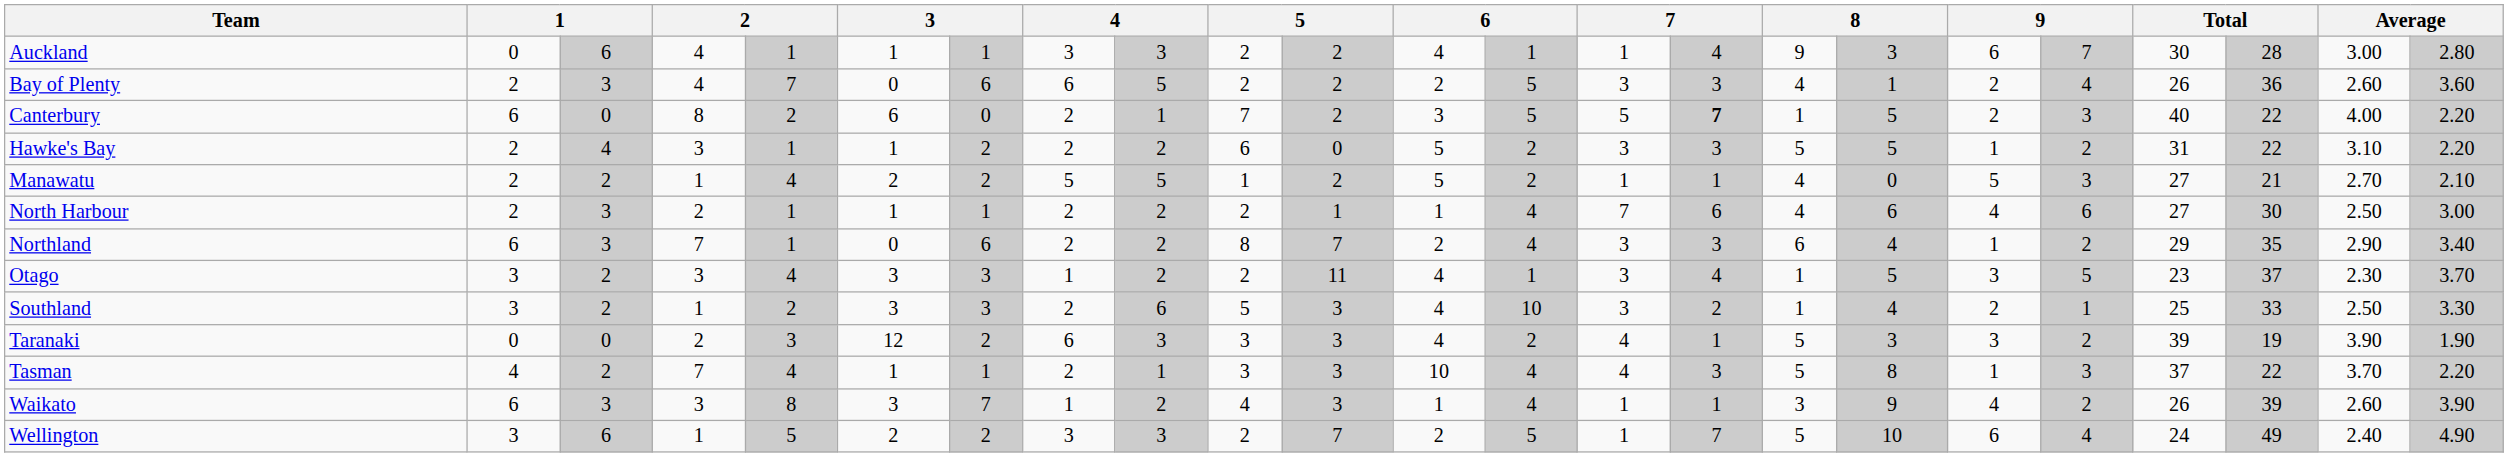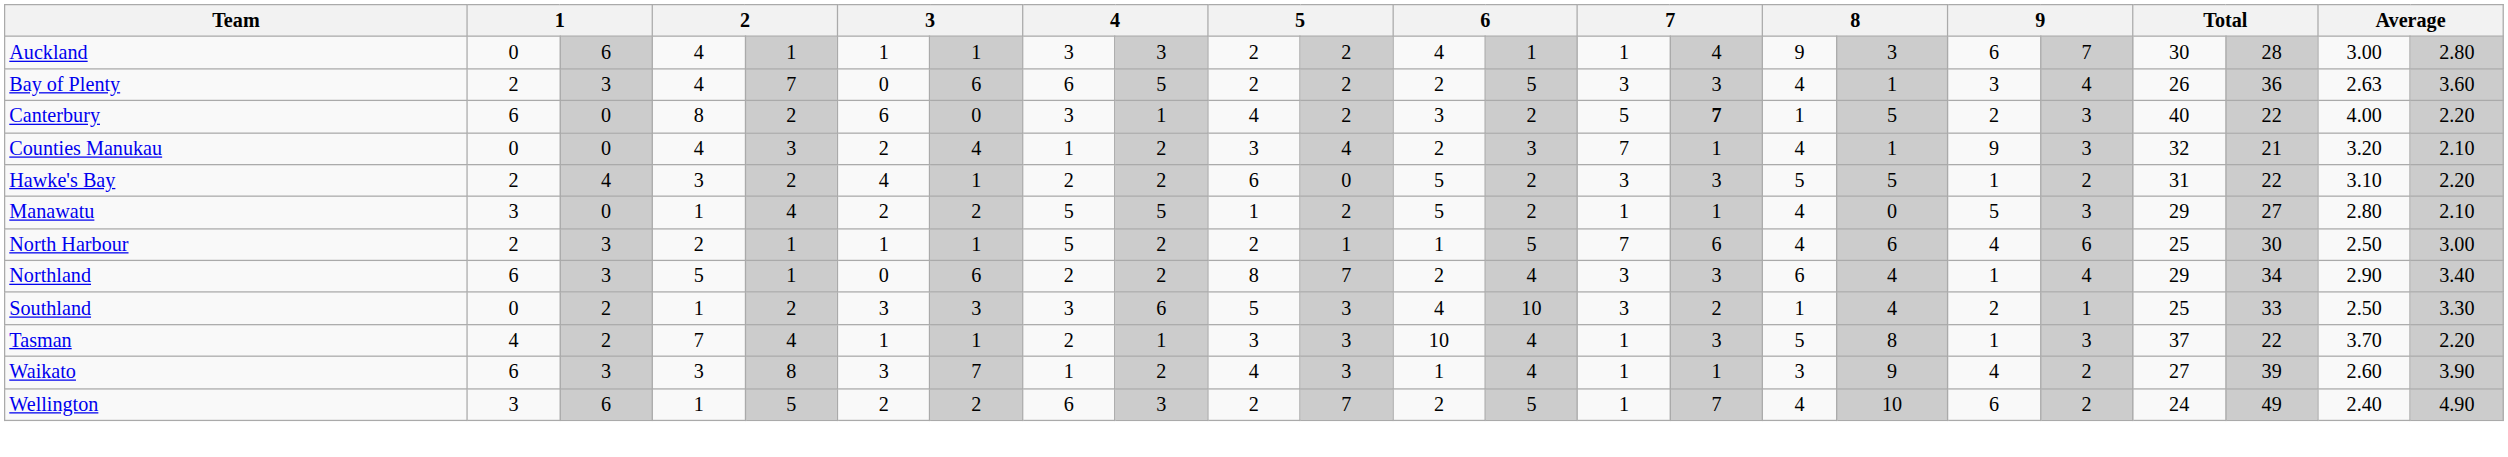(1994, 84) 2 -> (1994, 84) 3
(2364, 84) 2.60 -> (2364, 84) 2.63
(1069, 116) 2 -> (1069, 116) 3
(1245, 116) 7 -> (1254, 116) 4
(1531, 116) 5 -> (1531, 116) 2
+ row: (86, 148)
(791, 148) 1 -> (791, 180) 2
(893, 148) 1 -> (884, 180) 4
(986, 148) 2 -> (976, 180) 1
(514, 180) 2 -> (514, 212) 3
(606, 180) 2 -> (606, 212) 0
(2179, 180) 27 -> (2179, 212) 29
(2272, 180) 21 -> (2272, 212) 27
(2364, 180) 2.70 -> (2364, 212) 2.80
(1069, 212) 2 -> (1069, 244) 5
(1531, 212) 4 -> (1531, 244) 5
(2179, 212) 27 -> (2179, 244) 25
(699, 244) 7 -> (699, 276) 5
(2087, 244) 2 -> (2087, 276) 4
(2272, 244) 35 -> (2272, 276) 34
- row: (34, 276)
(514, 308) 3 -> (514, 308) 0
(1069, 308) 2 -> (1069, 308) 3
- row: (44, 340)
(1624, 372) 4 -> (1624, 340) 1
(2179, 404) 26 -> (2179, 372) 27
(1069, 436) 3 -> (1069, 404) 6
(1799, 436) 5 -> (1799, 404) 4
(2087, 436) 4 -> (2087, 404) 2
